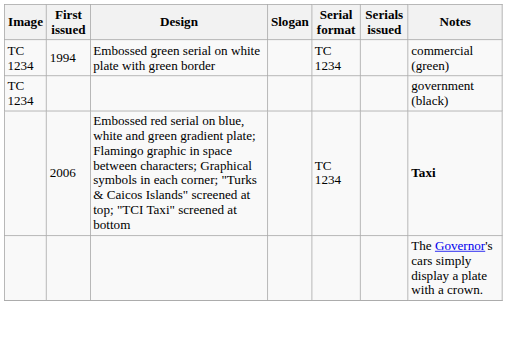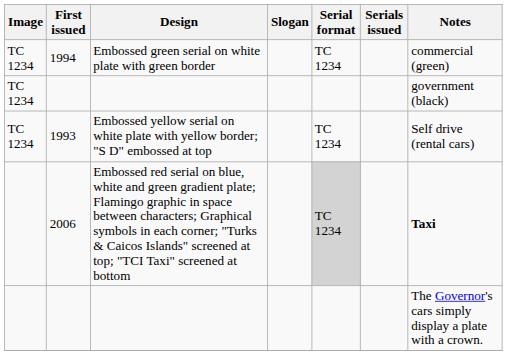+ row: (26, 136)
(328, 173) no background -> (328, 223) lightgrey background
